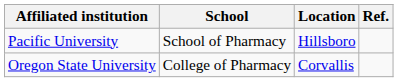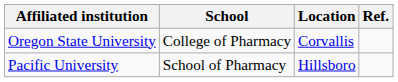rows swapped: (82, 64) <-> (63, 40)
